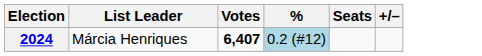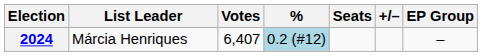+ column: (440, 16)
(242, 39) bold -> (242, 39) normal
